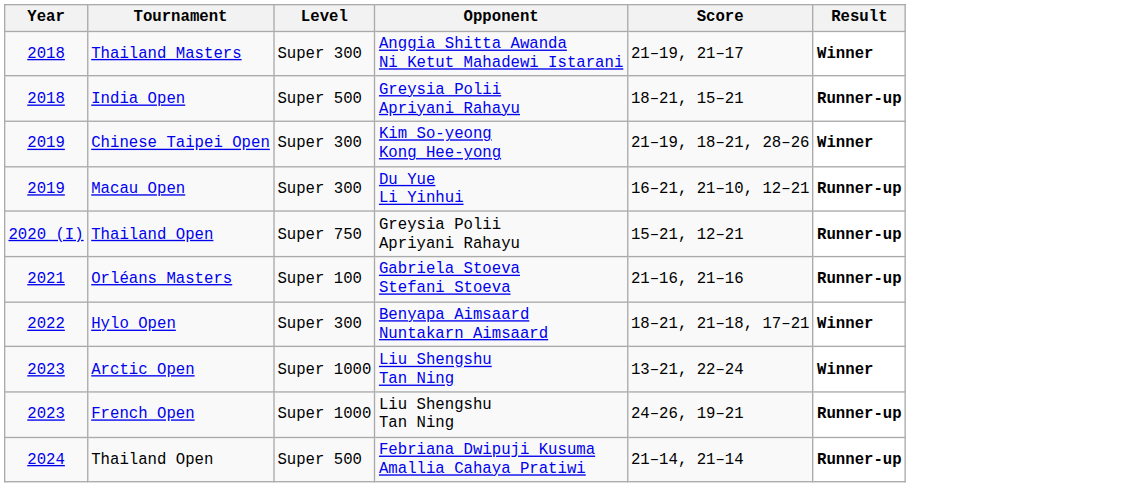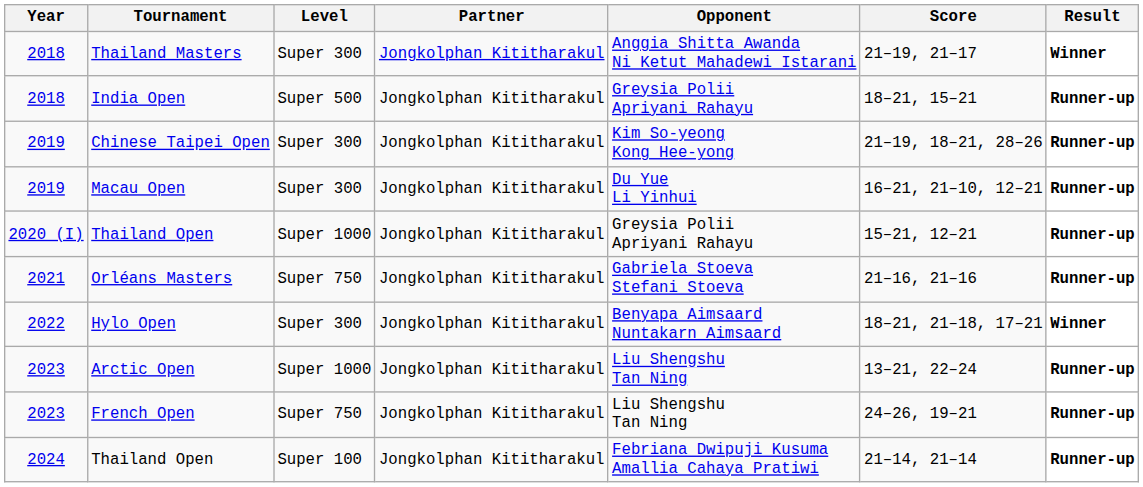+ column: (492, 18)
(845, 143) Winner -> (1092, 143) Runner-up
(320, 234) Super 750 -> (324, 234) Super 1000
(320, 279) Super 100 -> (320, 279) Super 750
(845, 369) Winner -> (1092, 369) Runner-up
(324, 414) Super 1000 -> (320, 414) Super 750
(320, 459) Super 500 -> (320, 459) Super 100
